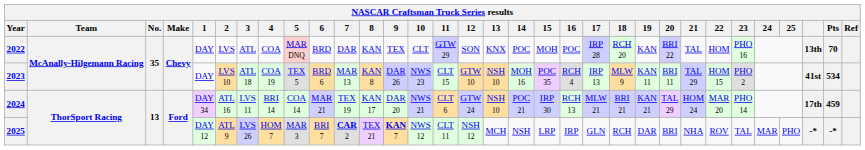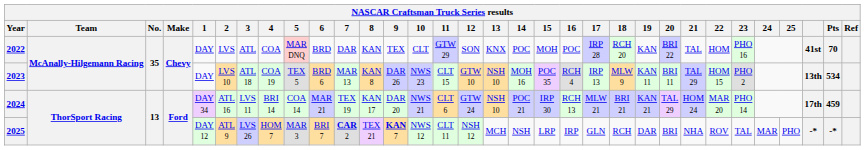(813, 49) 13th -> (813, 49) 41st
(813, 76) 41st -> (813, 76) 13th
